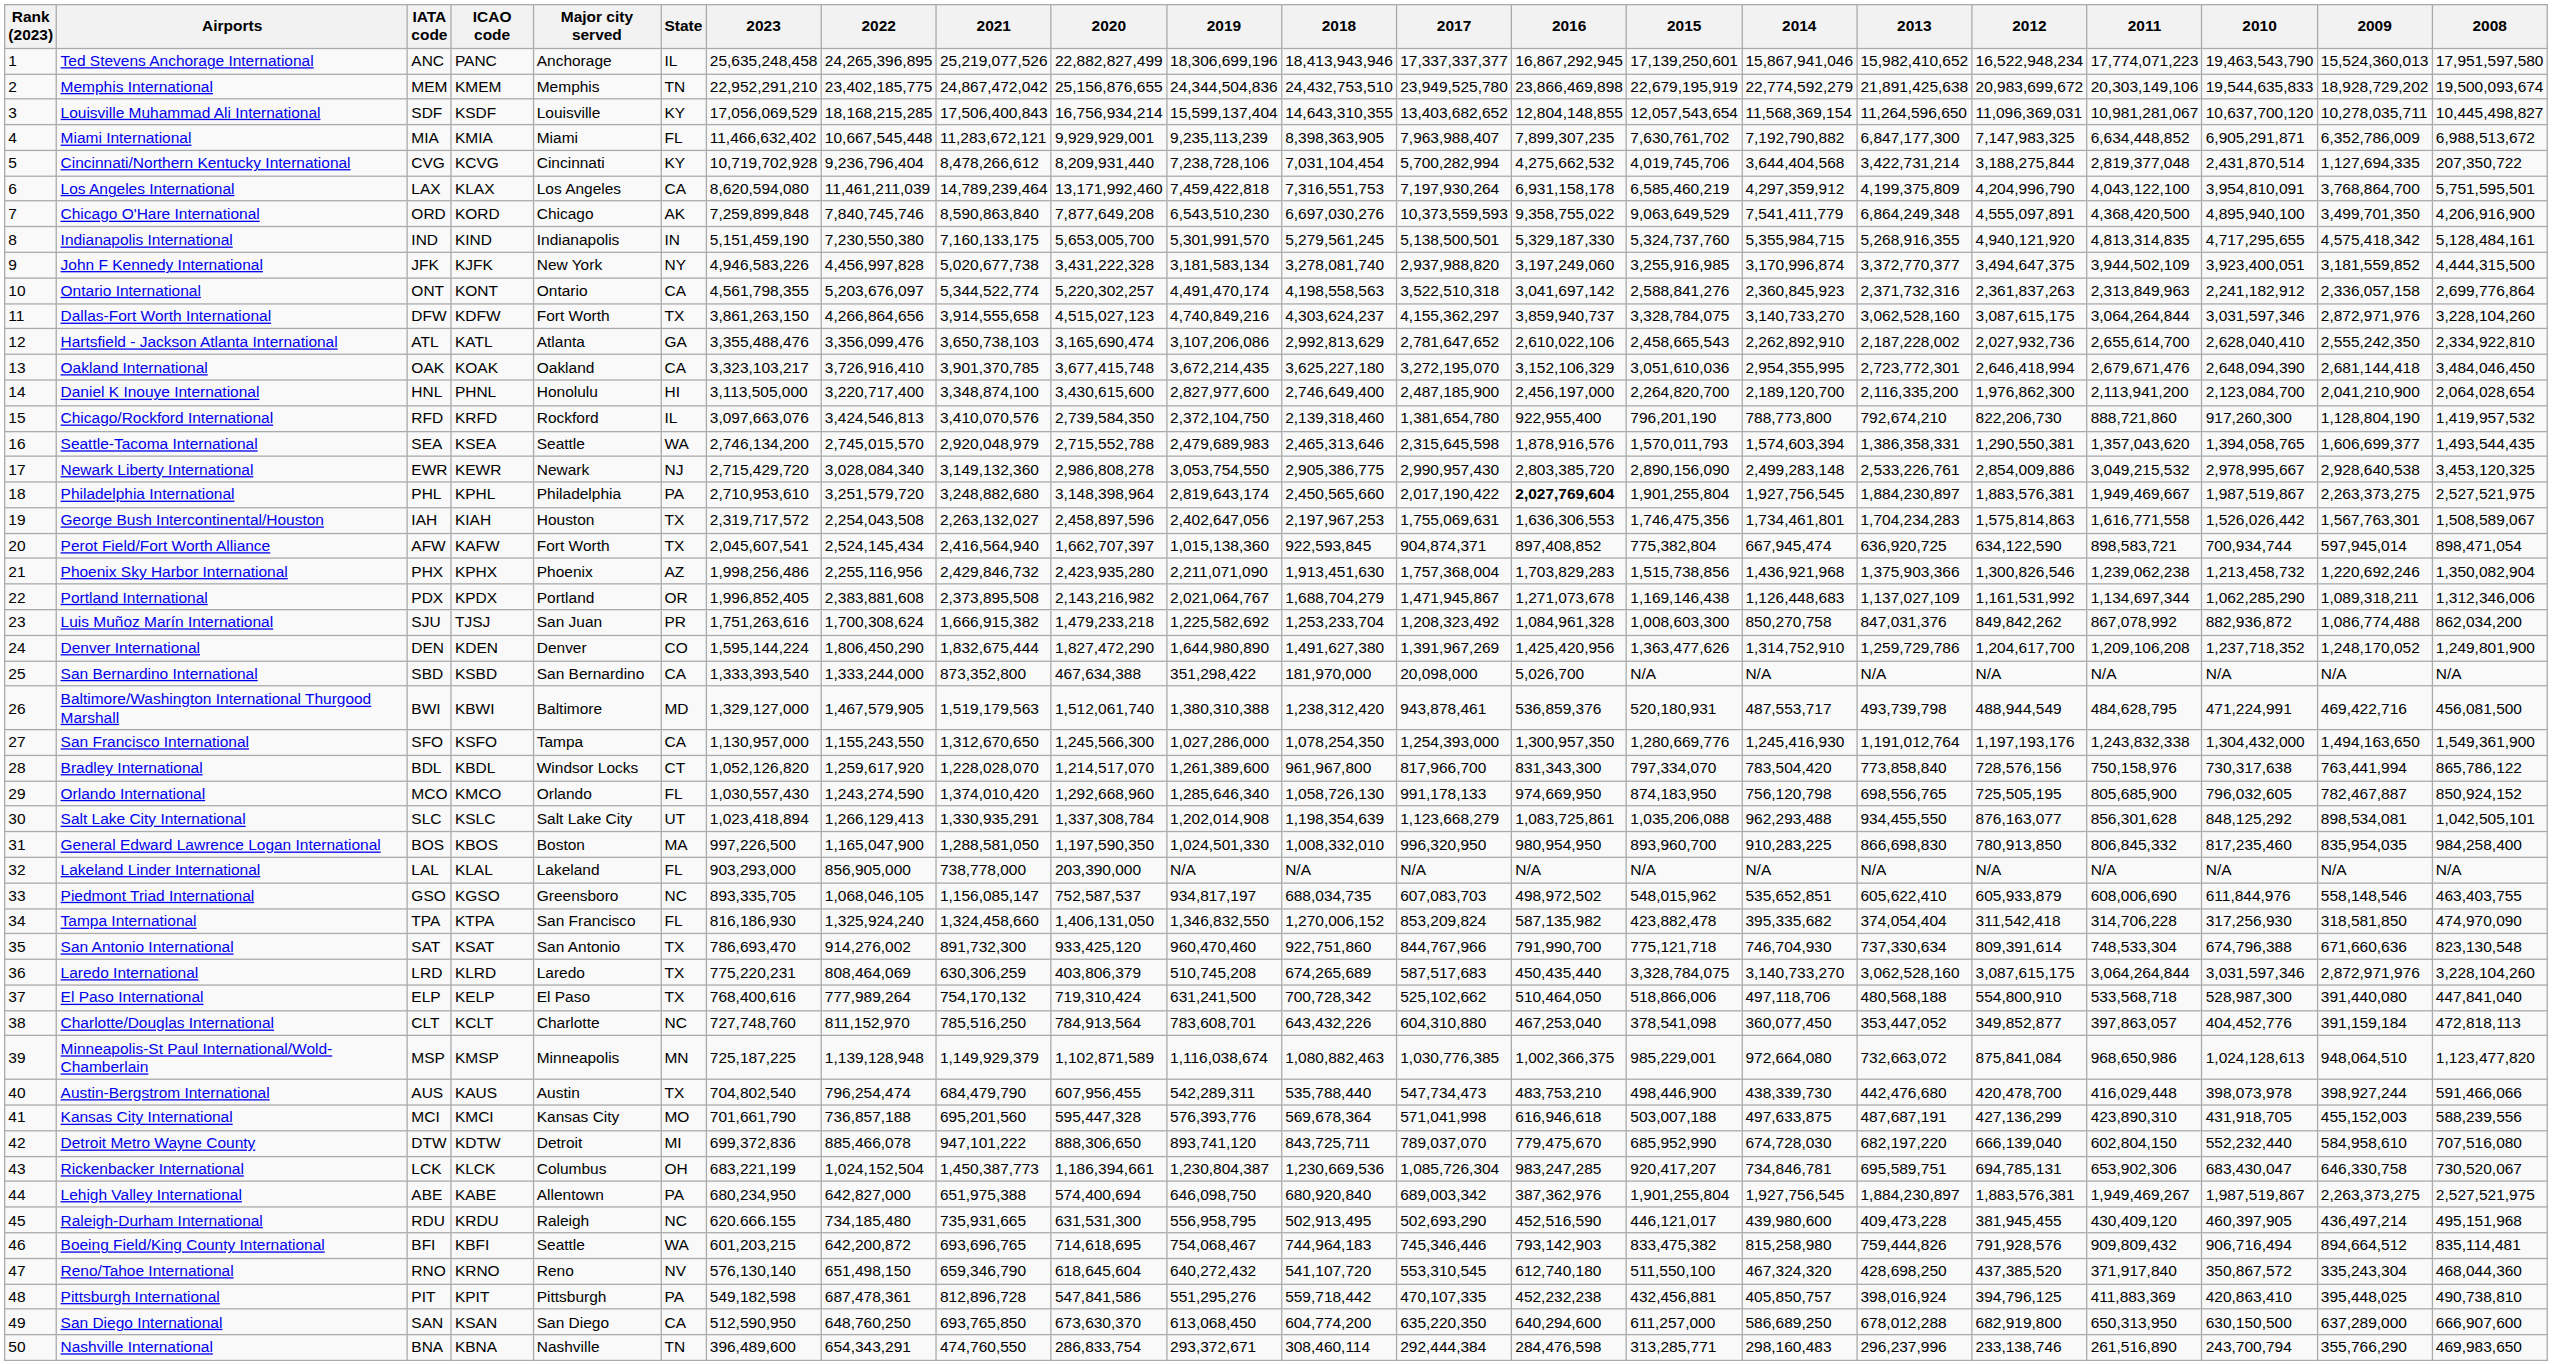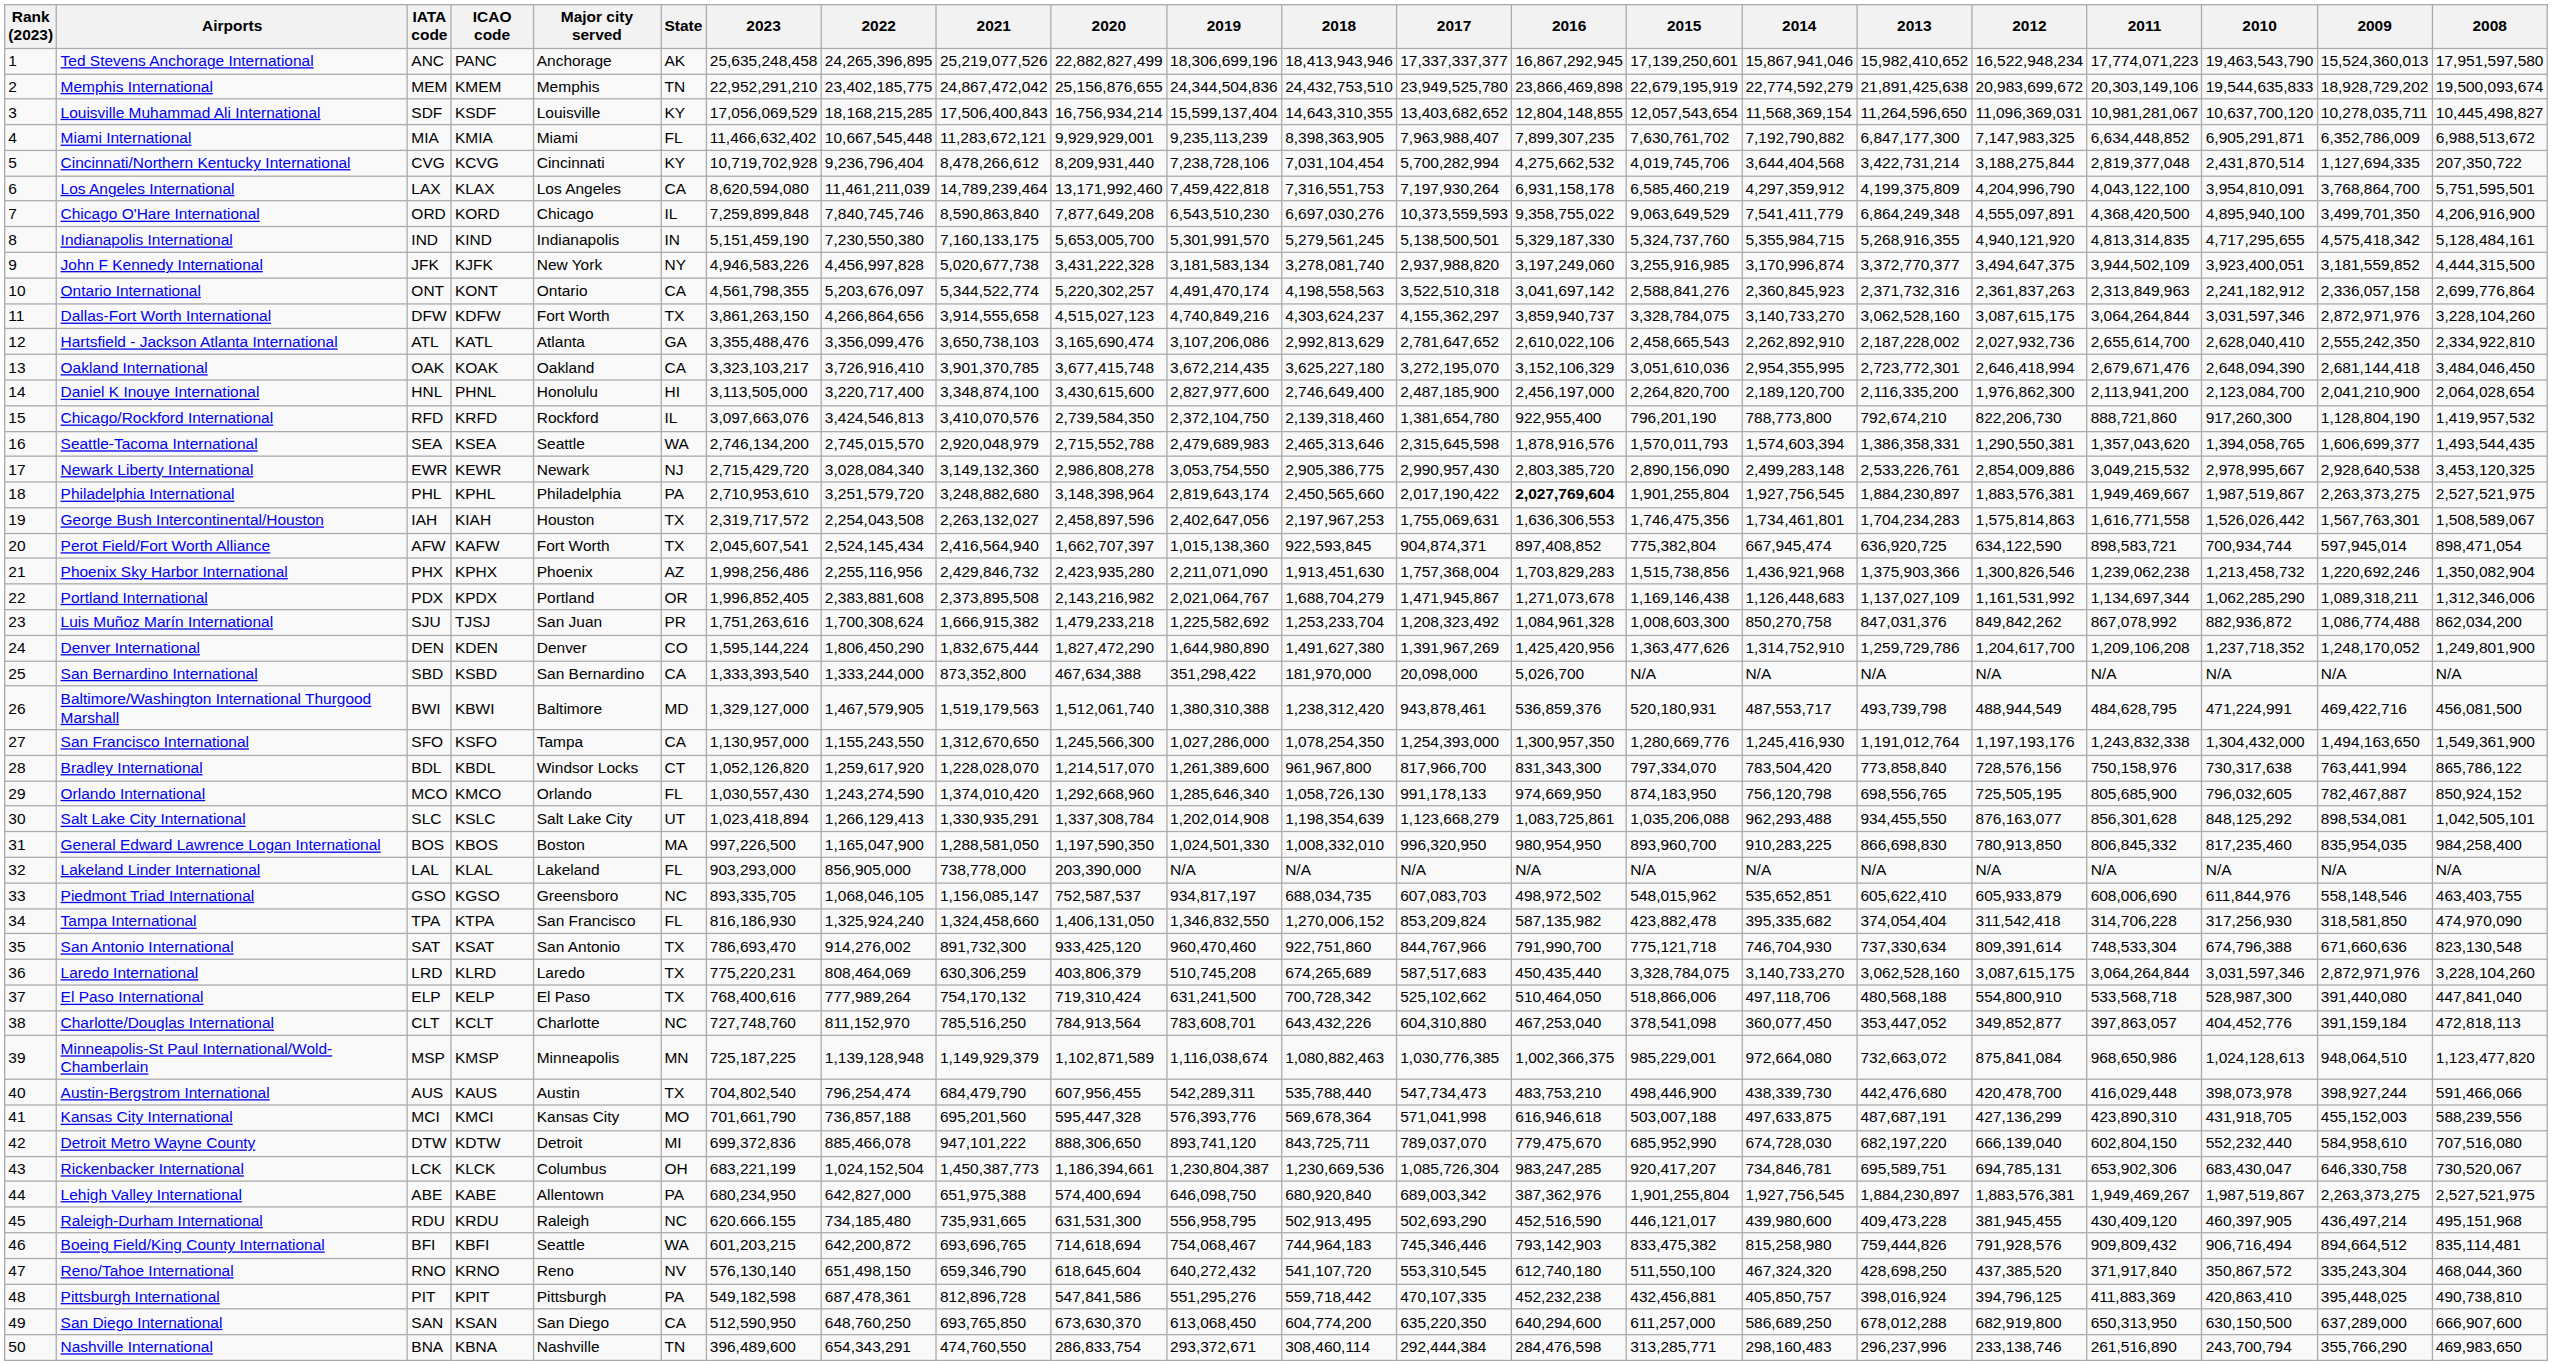(671, 61) IL -> (675, 61) AK
(675, 214) AK -> (671, 214) IL
(1098, 1245) 714,618,695 -> (1098, 1245) 714,618,694
